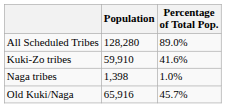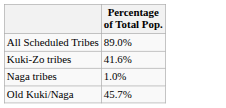- column: (129, 19)
